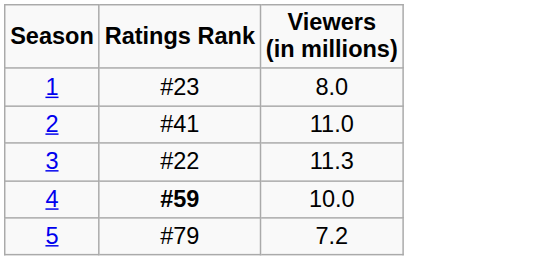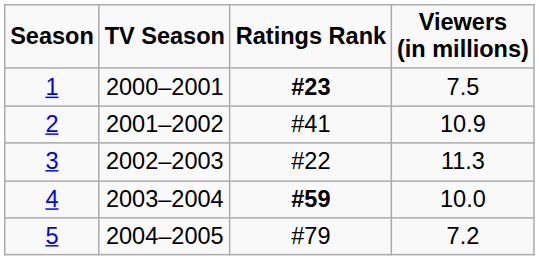+ column: (165, 36)
(180, 86) normal -> (311, 86) bold
(332, 86) 8.0 -> (463, 86) 7.5
(332, 124) 11.0 -> (463, 124) 10.9
